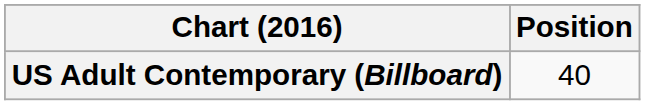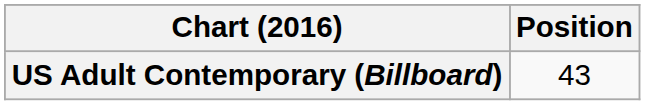(574, 74) 40 -> (574, 74) 43
